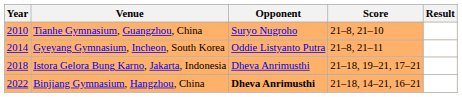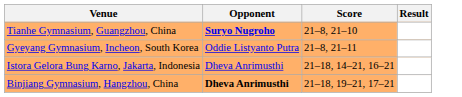- column: (18, 13)
(264, 31) normal -> (240, 31) bold
(376, 66) 21–18, 19–21, 17–21 -> (349, 66) 21–18, 14–21, 16–21
(376, 83) 21–18, 14–21, 16–21 -> (349, 83) 21–18, 19–21, 17–21
